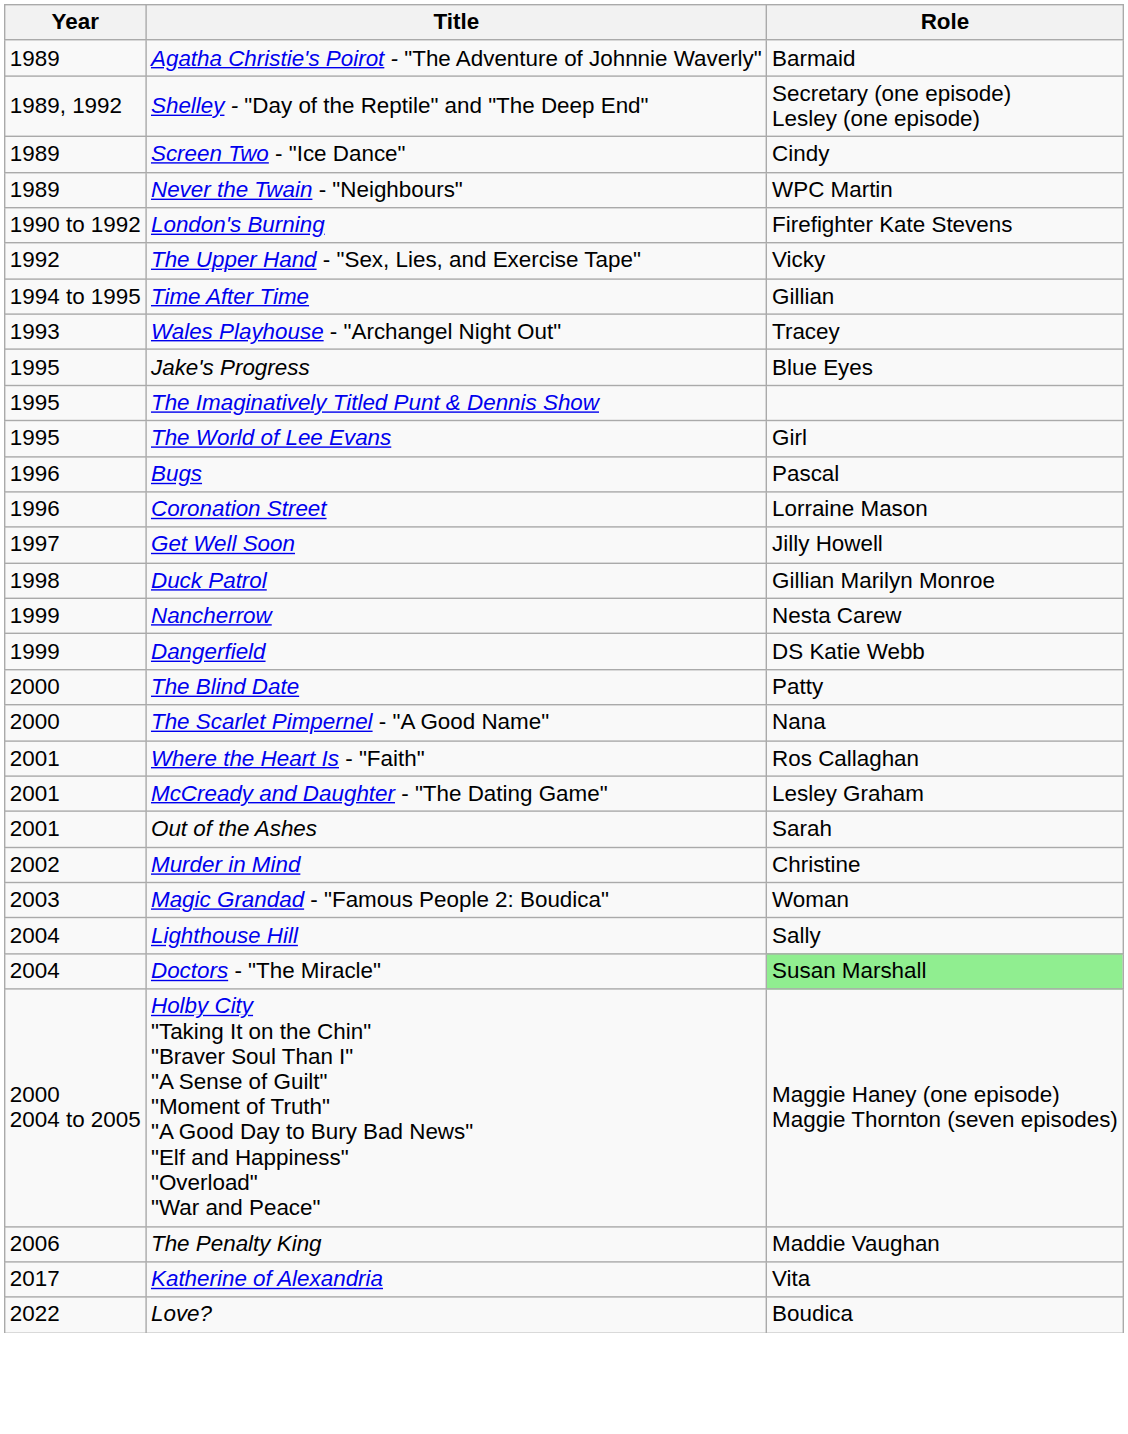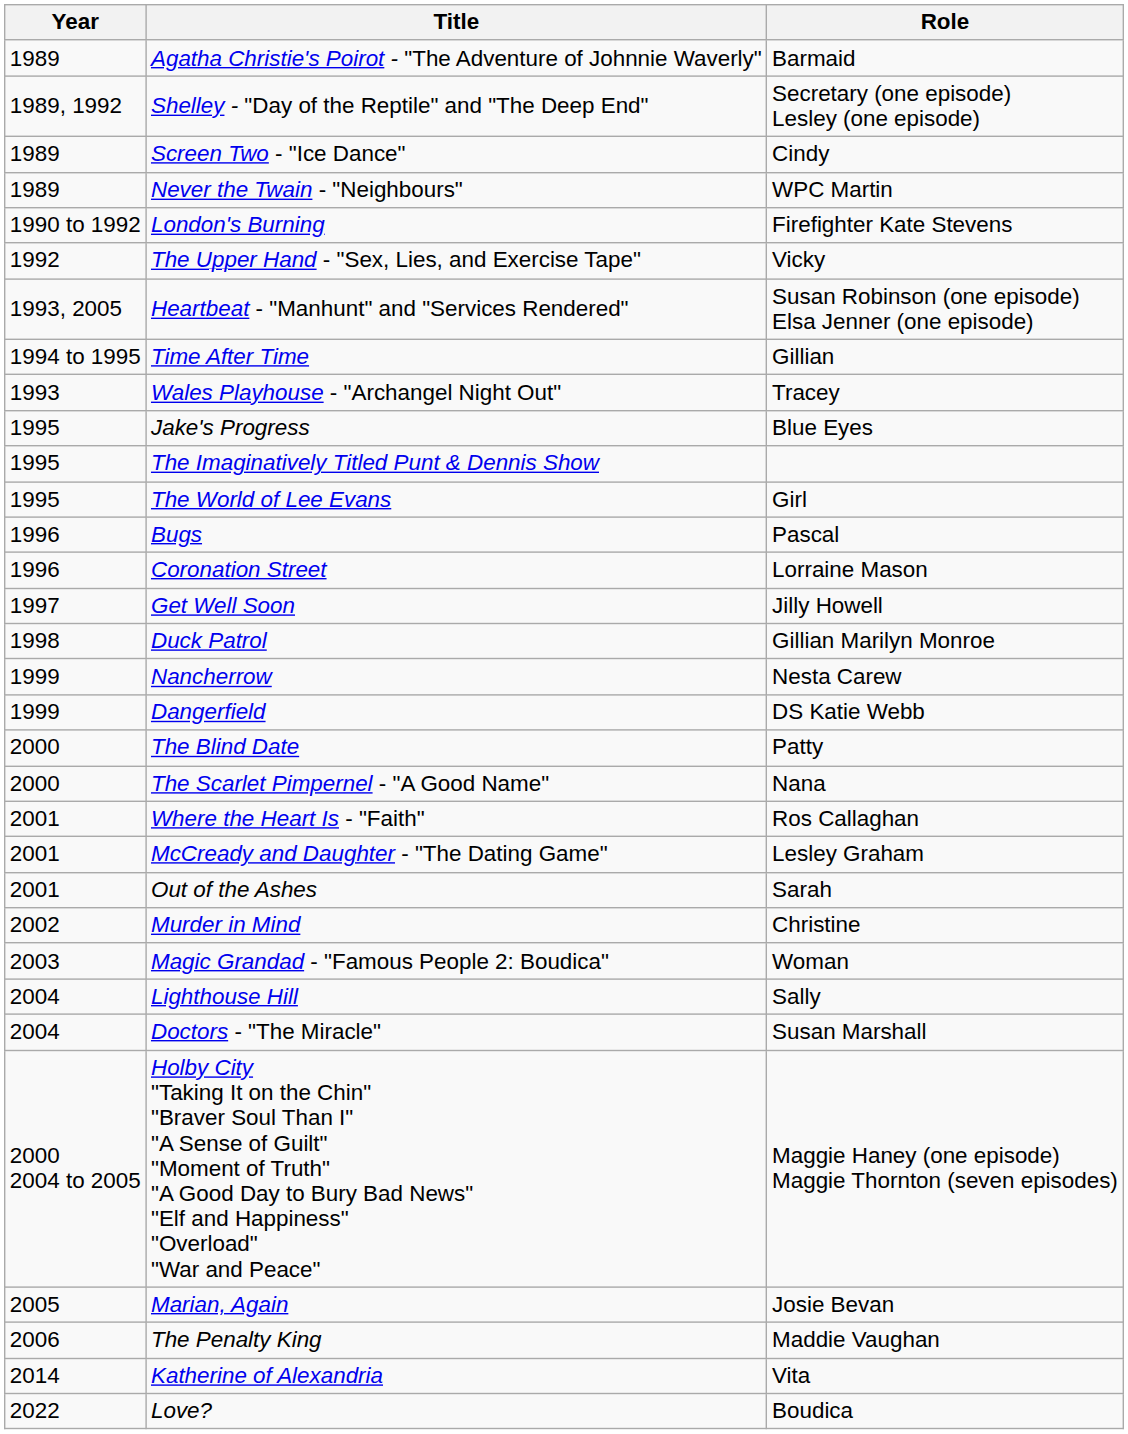+ row: (390, 308)
(849, 971) lightgreen background -> (849, 1031) no background
+ row: (220, 1304)
(35, 1279) 2017 -> (35, 1375) 2014
